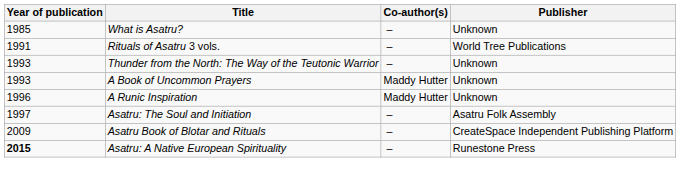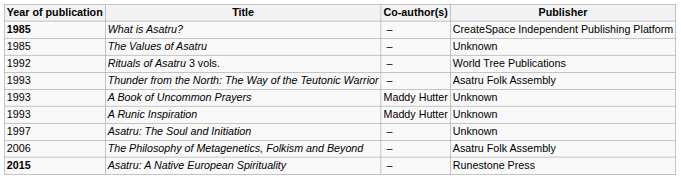(19, 30) normal -> (19, 30) bold
(475, 30) Unknown -> (563, 30) CreateSpace Independent Publishing Platform
+ row: (157, 47)
(19, 47) 1991 -> (19, 64) 1992
(475, 64) Unknown -> (504, 81) Asatru Folk Assembly
(19, 98) 1996 -> (19, 115) 1993
(504, 115) Asatru Folk Assembly -> (475, 132) Unknown
+ row: (235, 149)
- row: (187, 132)
